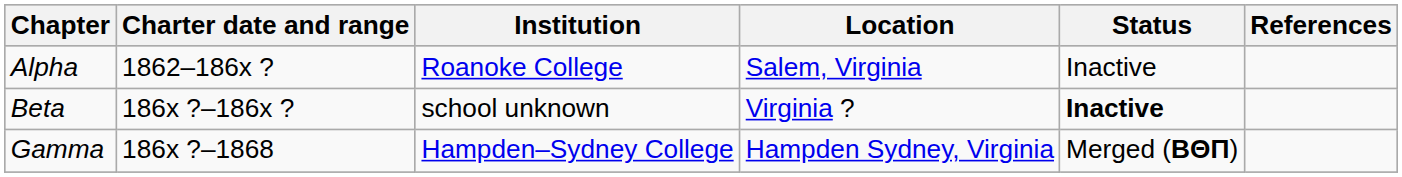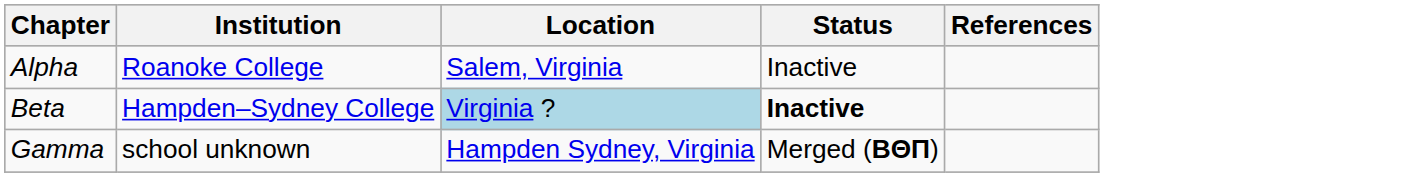- column: (266, 25)
(516, 108) school unknown -> (278, 108) Hampden–Sydney College
(800, 108) no background -> (501, 108) lightblue background
(578, 150) Hampden–Sydney College -> (216, 150) school unknown
